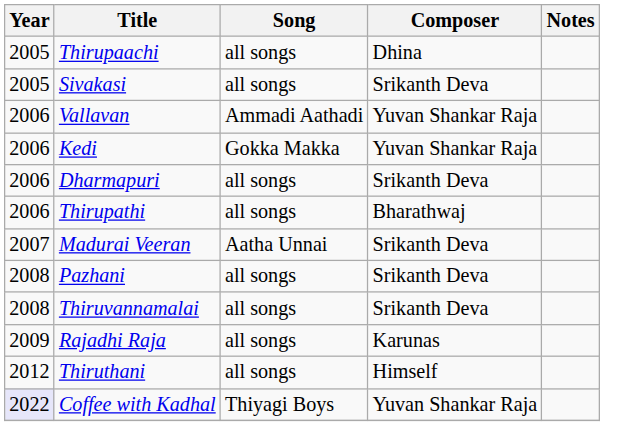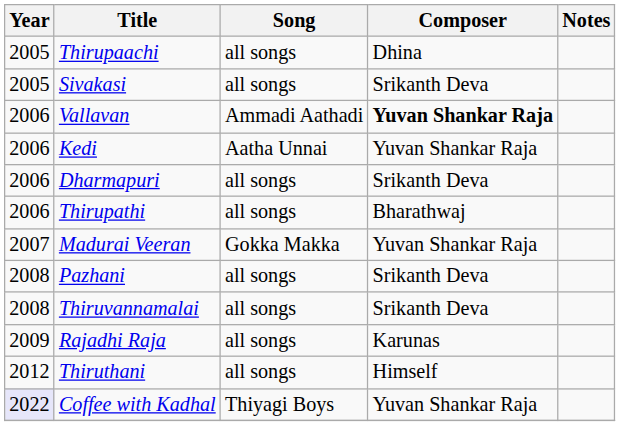(455, 116) normal -> (463, 116) bold
(282, 148) Gokka Makka -> (276, 148) Aatha Unnai
(276, 244) Aatha Unnai -> (282, 244) Gokka Makka
(431, 244) Srikanth Deva -> (455, 244) Yuvan Shankar Raja
